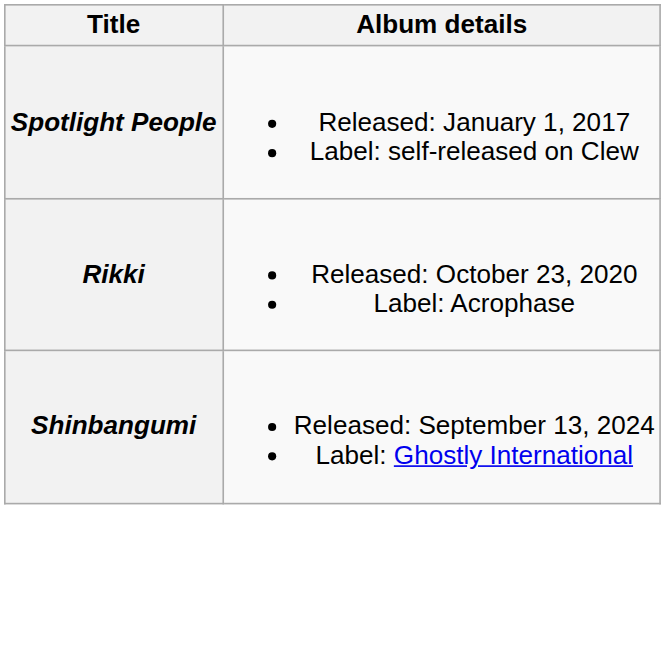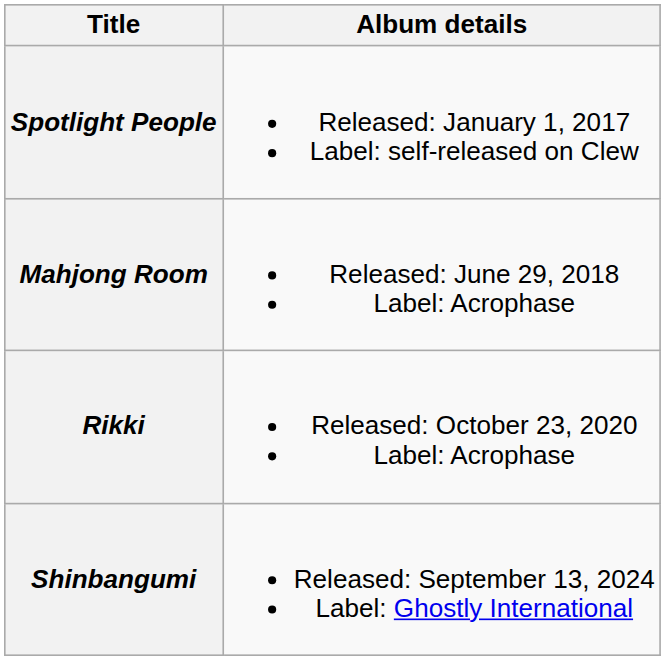+ row: (114, 274)
